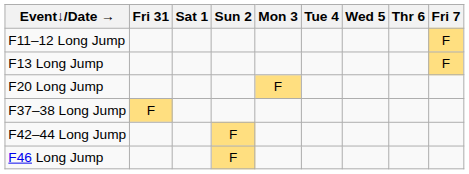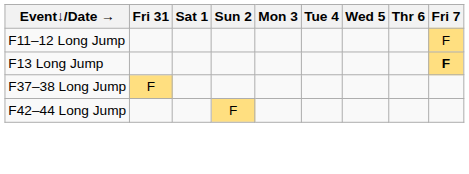(446, 63) normal -> (446, 63) bold
- row: (56, 87)
- row: (56, 157)
